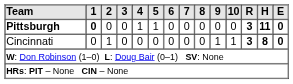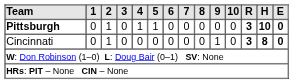(93, 26) bold -> (93, 26) normal
(109, 26) 0 -> (109, 26) 1
(265, 26) 11 -> (265, 26) 10
(234, 41) 1 -> (233, 41) 0
